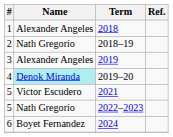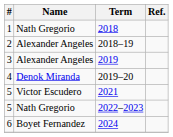(55, 28) Alexander Angeles -> (46, 28) Nath Gregorio
(46, 44) Nath Gregorio -> (55, 44) Alexander Angeles
(48, 76) paleturquoise background -> (48, 76) no background
